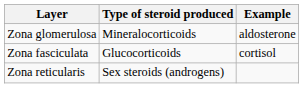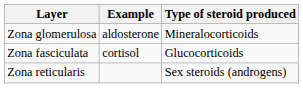columns swapped: (168, 14) <-> (267, 14)
